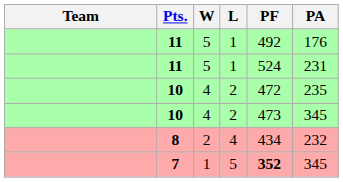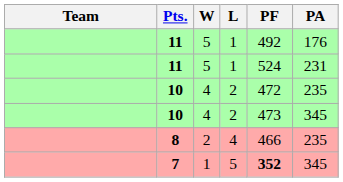(269, 139) 434 -> (269, 139) 466
(315, 139) 232 -> (315, 139) 235
